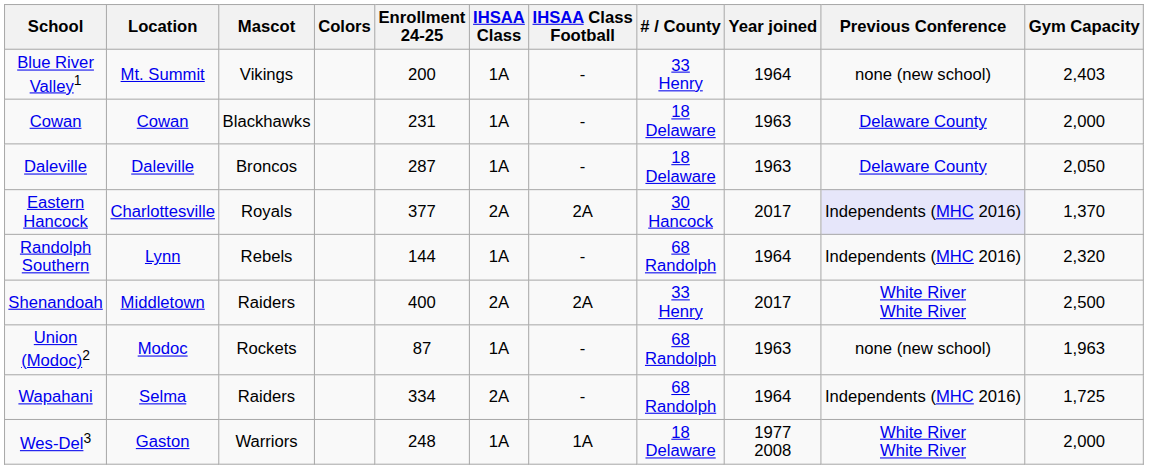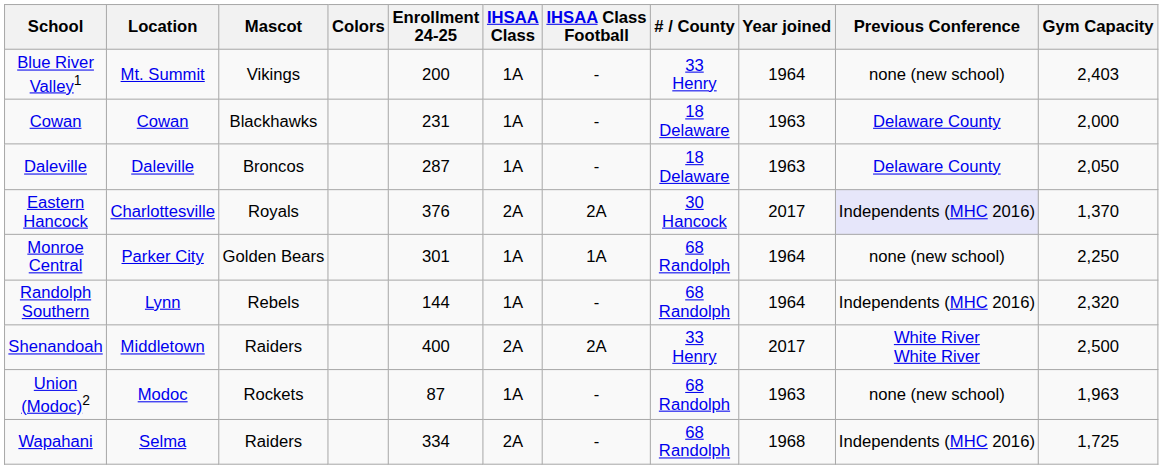(422, 211) 377 -> (436, 211) 376
+ row: (56, 257)
(773, 396) 1964 -> (787, 442) 1968
- row: (56, 442)
